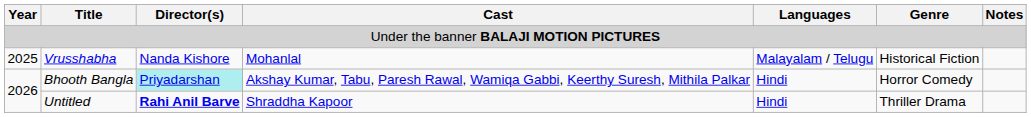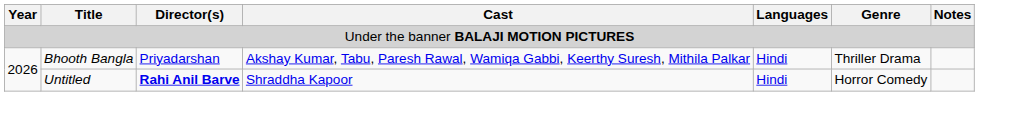- row: (80, 58)
(180, 79) paleturquoise background -> (180, 58) no background
(926, 79) Horror Comedy -> (877, 58) Thriller Drama
(923, 101) Thriller Drama -> (881, 79) Horror Comedy
